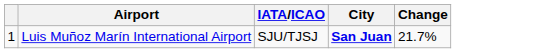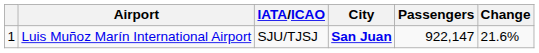+ column: (436, 15)
(417, 36) 21.7% -> (500, 36) 21.6%
